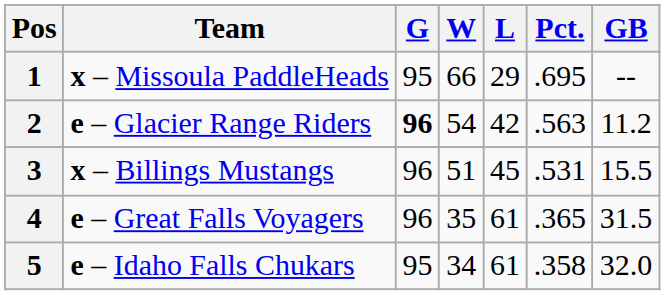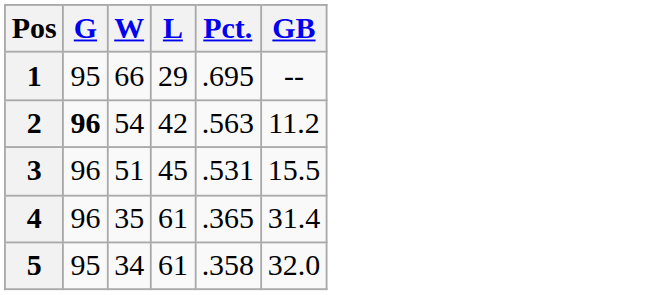- column: (230, 28)
(626, 218) 31.5 -> (294, 218) 31.4
